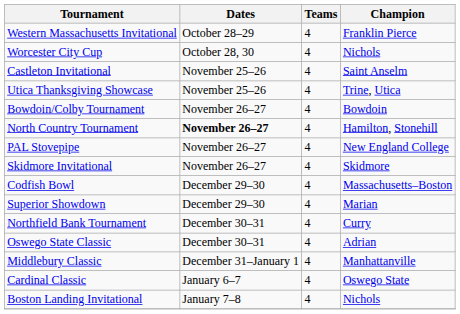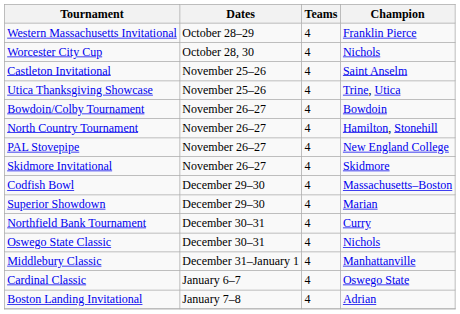(225, 128) bold -> (224, 128) normal
(360, 242) Adrian -> (362, 242) Nichols
(362, 299) Nichols -> (360, 299) Adrian
